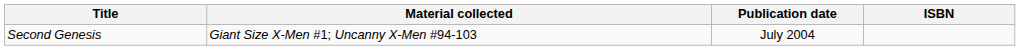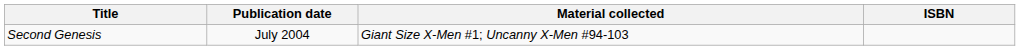columns swapped: (459, 14) <-> (787, 14)
